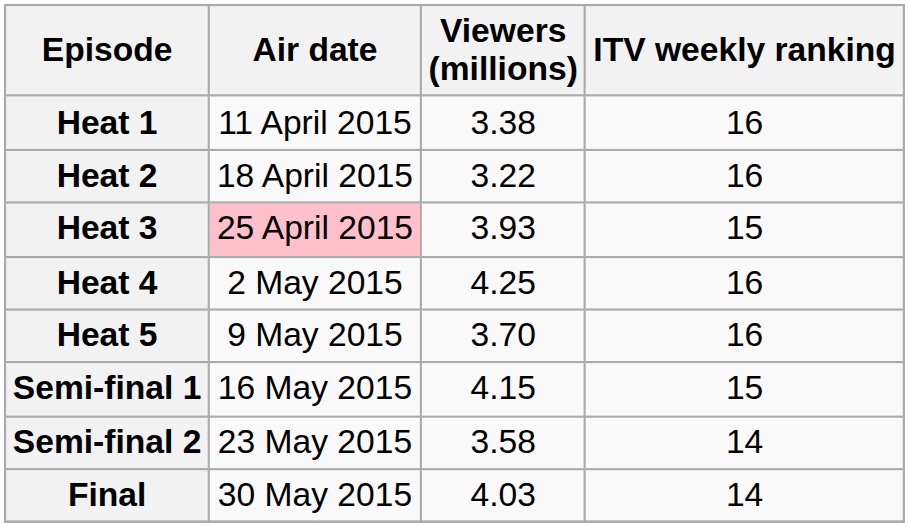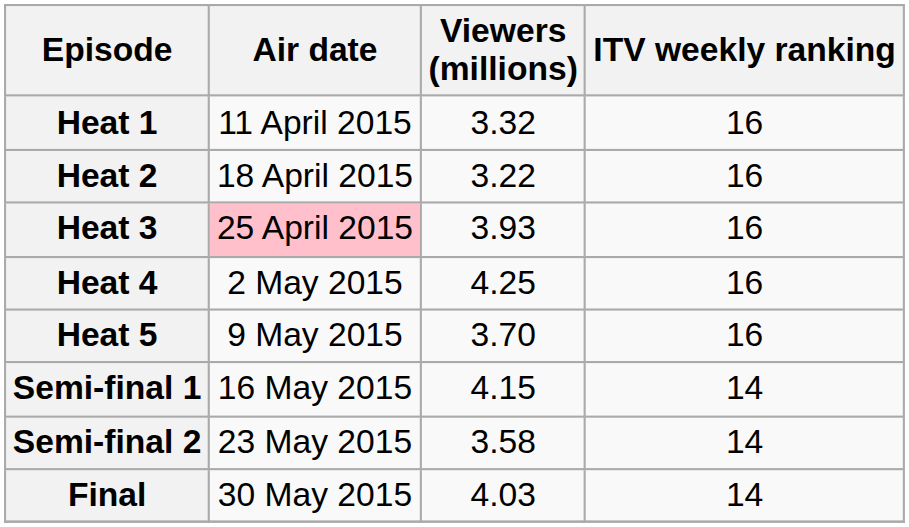(503, 122) 3.38 -> (503, 122) 3.32
(745, 228) 15 -> (745, 228) 16
(745, 388) 15 -> (745, 388) 14
